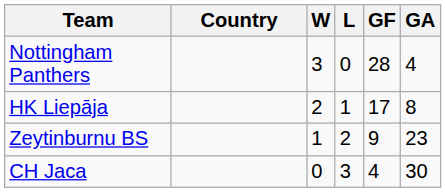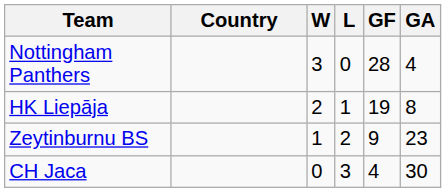(379, 107) 17 -> (379, 107) 19
